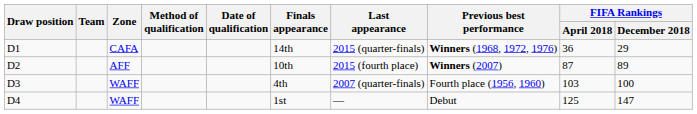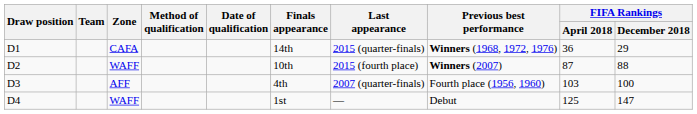(120, 65) AFF -> (124, 65) WAFF
(623, 65) 89 -> (623, 65) 88
(124, 83) WAFF -> (120, 83) AFF
